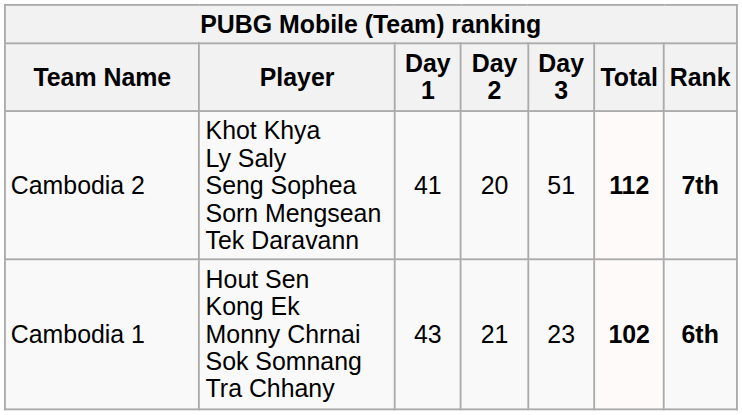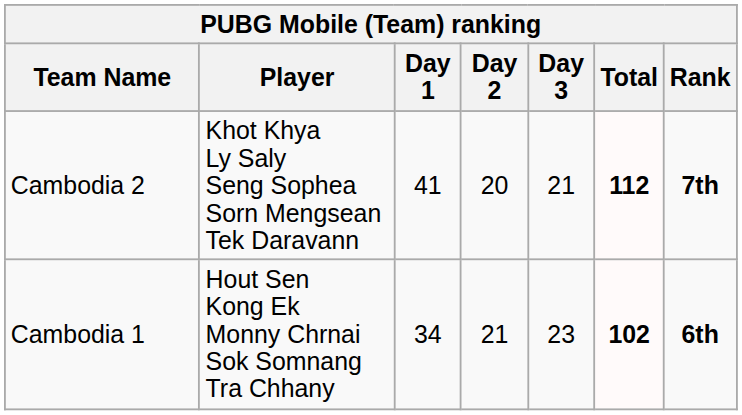(561, 185) 51 -> (561, 185) 21
(428, 334) 43 -> (428, 334) 34
